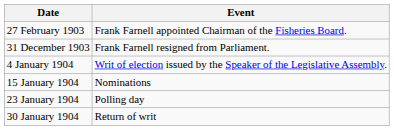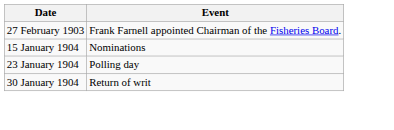- row: (48, 47)
- row: (40, 64)
